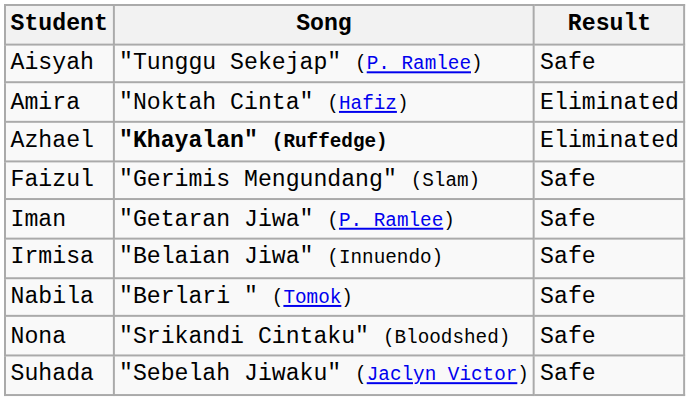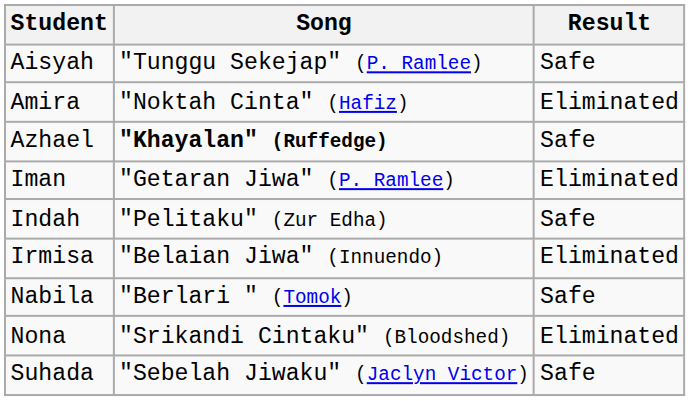(610, 141) Eliminated -> (568, 141) Safe
- row: (52, 180)
(568, 219) Safe -> (610, 180) Eliminated
+ row: (45, 219)
(568, 258) Safe -> (610, 258) Eliminated
(568, 335) Safe -> (610, 335) Eliminated
